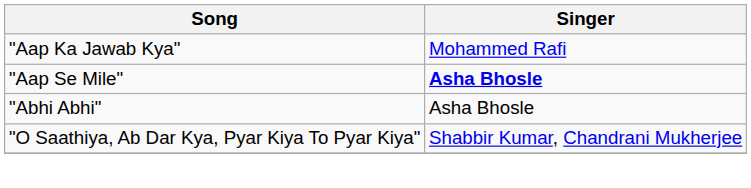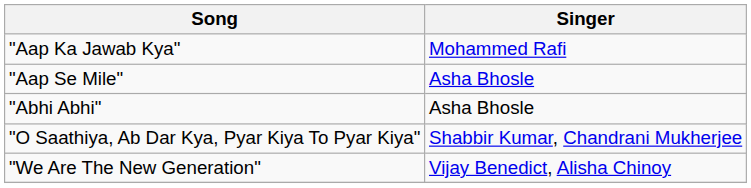(486, 78) bold -> (482, 78) normal
+ row: (135, 167)
